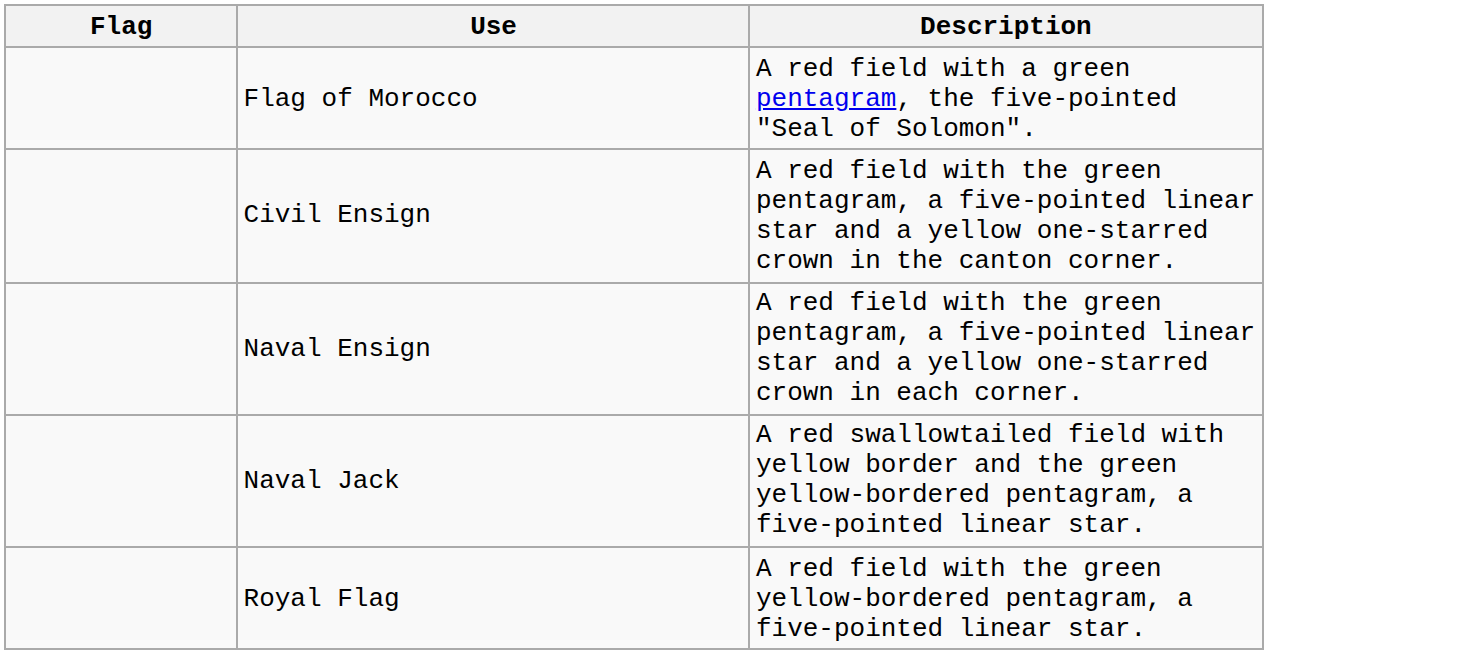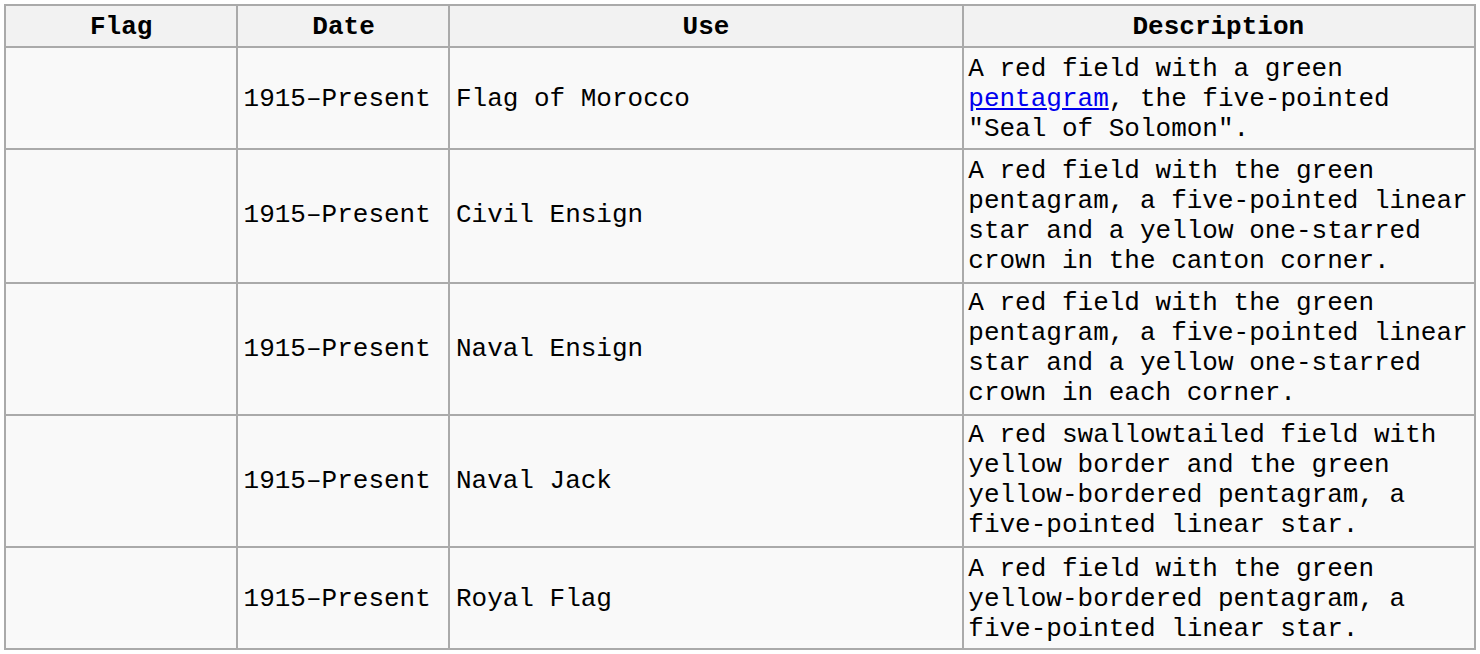+ column: (344, 26)
